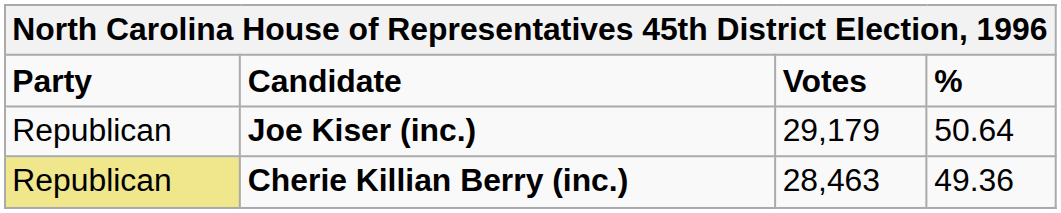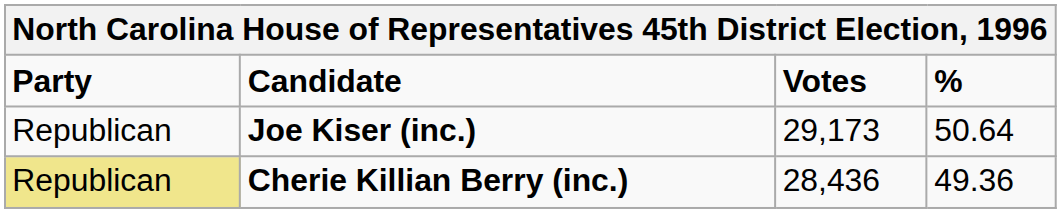(831, 130) 29,179 -> (831, 130) 29,173
(831, 181) 28,463 -> (831, 181) 28,436
